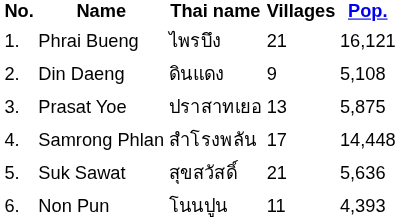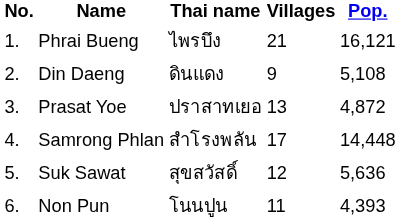(363, 106) 5,875 -> (363, 106) 4,872
(277, 172) 21 -> (277, 172) 12
